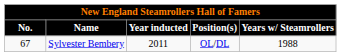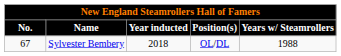(158, 43) 2011 -> (158, 43) 2018
